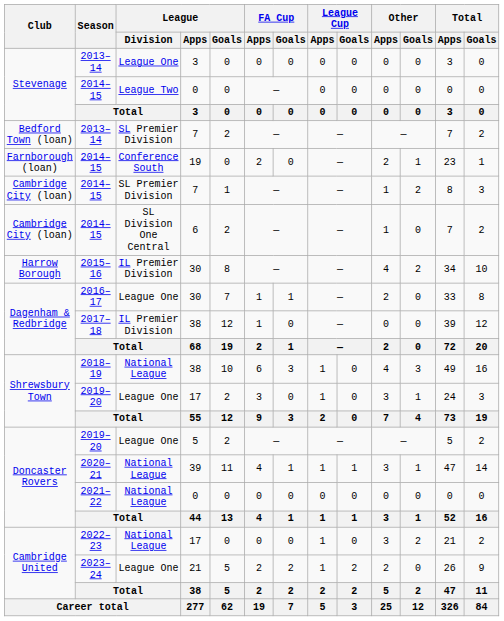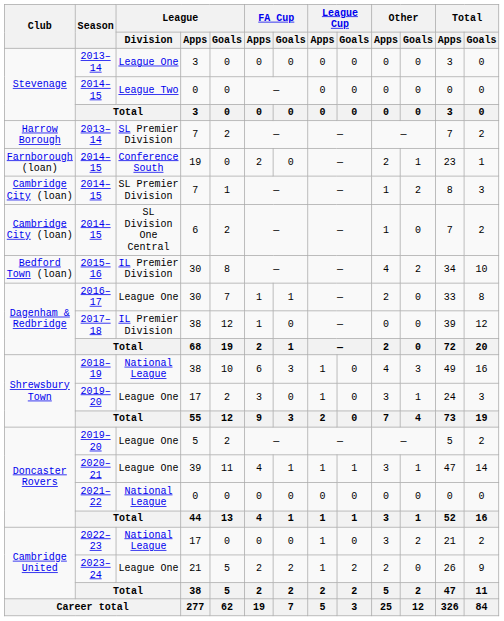(40, 135) Bedford Town (loan) -> (40, 135) Harrow Borough
(40, 269) Harrow Borough -> (40, 269) Bedford Town (loan)
(148, 469) National League -> (148, 469) League One
